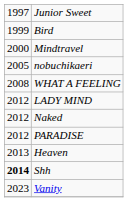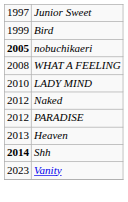- row: (59, 48)
(18, 65) normal -> (18, 48) bold
(18, 100) 2012 -> (18, 83) 2010
